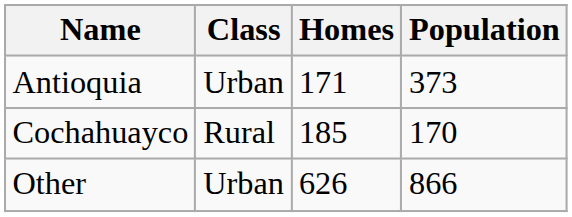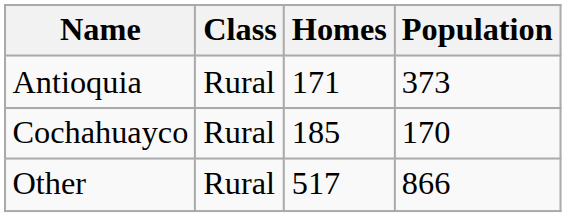(244, 81) Urban -> (239, 81) Rural
(244, 183) Urban -> (239, 183) Rural
(323, 183) 626 -> (316, 183) 517
